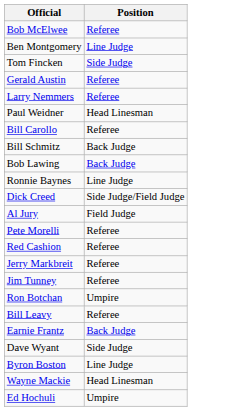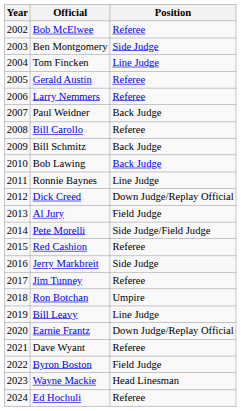+ column: (17, 12)
(110, 46) Line Judge -> (135, 46) Side Judge
(109, 63) Side Judge -> (136, 63) Line Judge
(120, 113) Head Linesman -> (137, 113) Back Judge
(135, 197) Side Judge/Field Judge -> (173, 197) Down Judge/Replay Official
(103, 230) Referee -> (161, 230) Side Judge/Field Judge
(103, 264) Referee -> (135, 264) Side Judge
(103, 314) Referee -> (136, 314) Line Judge
(111, 331) Back Judge -> (173, 331) Down Judge/Replay Official
(109, 347) Side Judge -> (129, 347) Referee
(110, 364) Line Judge -> (137, 364) Field Judge
(103, 398) Umpire -> (129, 398) Referee
